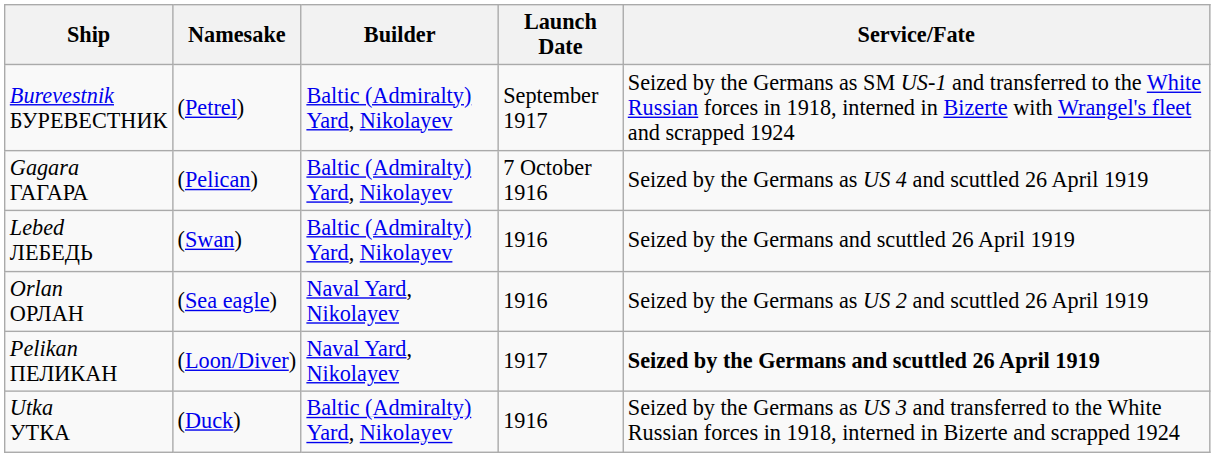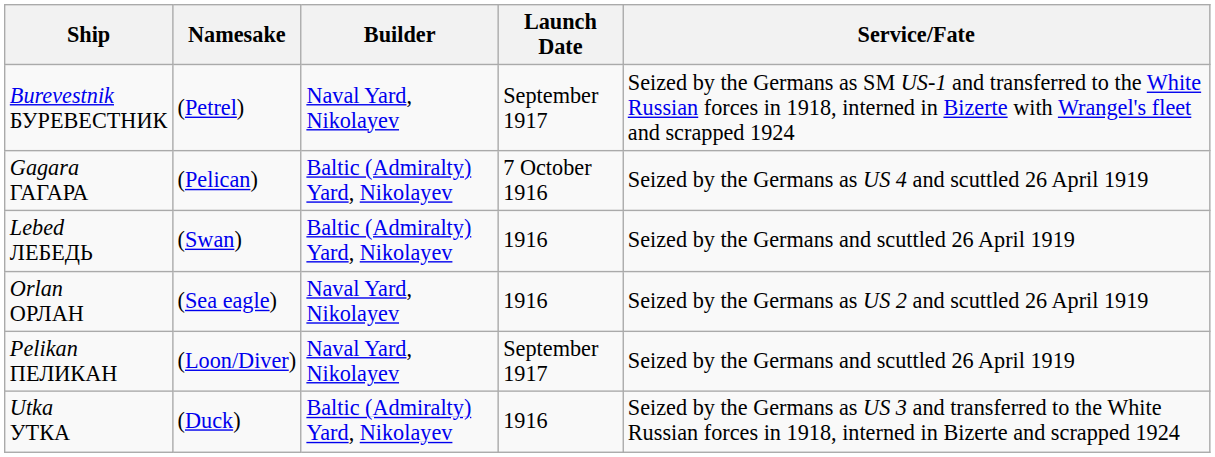(389, 107) Baltic (Admiralty) Yard, Nikolayev -> (359, 107) Naval Yard, Nikolayev
(525, 361) 1917 -> (551, 361) September 1917
(864, 361) bold -> (851, 361) normal
